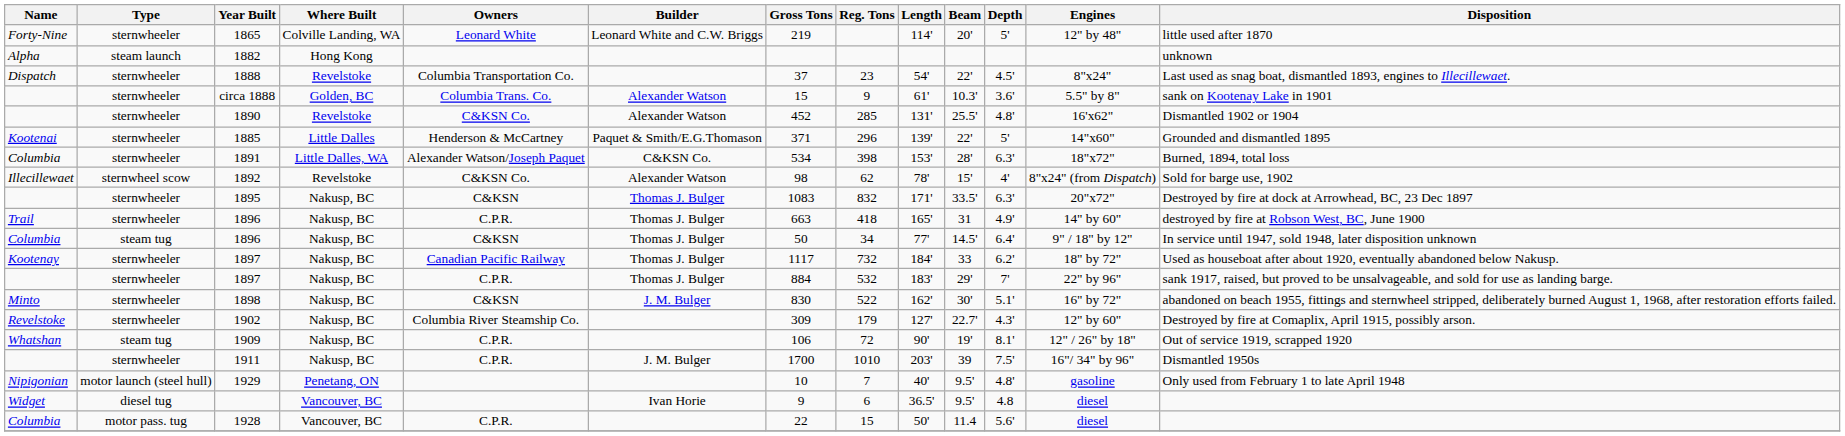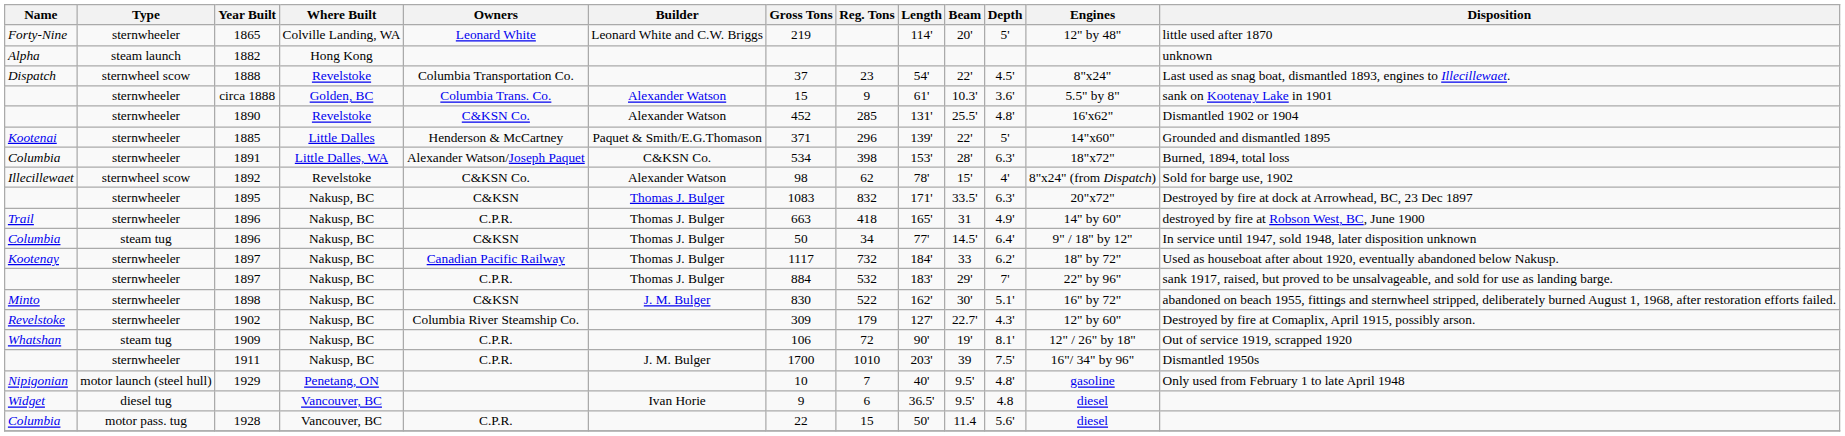(146, 76) sternwheeler -> (146, 76) sternwheel scow
